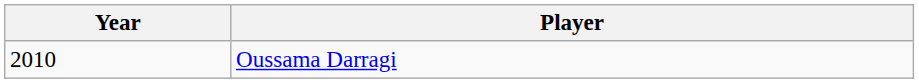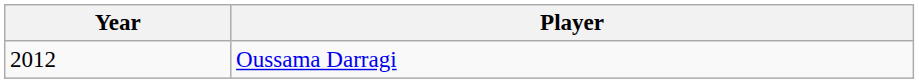(33, 59) 2010 -> (33, 59) 2012
